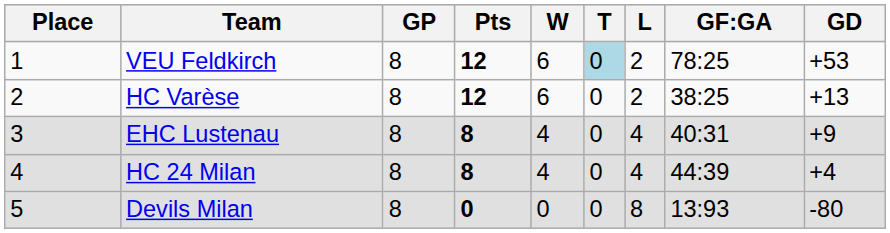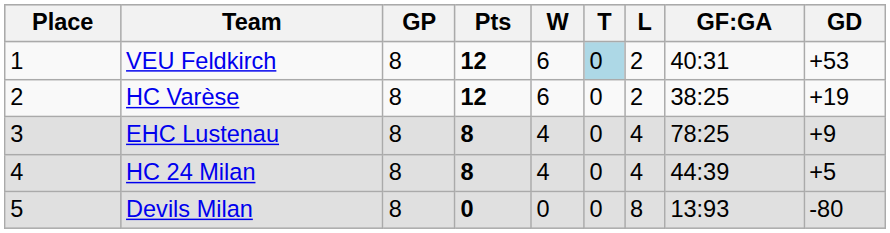(700, 60) 78:25 -> (700, 60) 40:31
(829, 97) +13 -> (829, 97) +19
(700, 135) 40:31 -> (700, 135) 78:25
(823, 172) +4 -> (823, 172) +5
